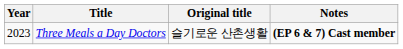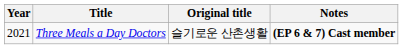(19, 33) 2023 -> (19, 33) 2021
